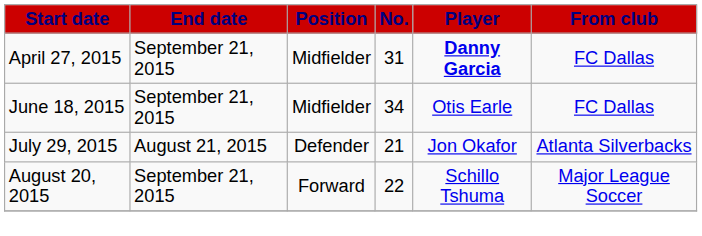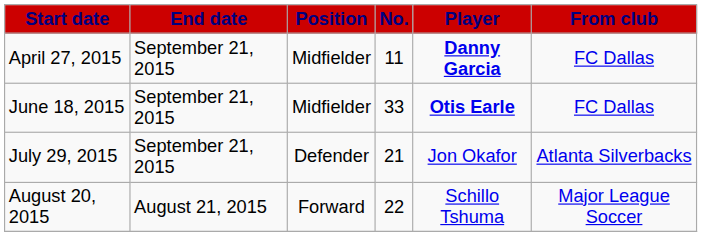(394, 58) 31 -> (394, 58) 11
(394, 107) 34 -> (394, 107) 33
(472, 107) normal -> (472, 107) bold
(201, 146) August 21, 2015 -> (194, 157) September 21, 2015
(194, 185) September 21, 2015 -> (201, 206) August 21, 2015
